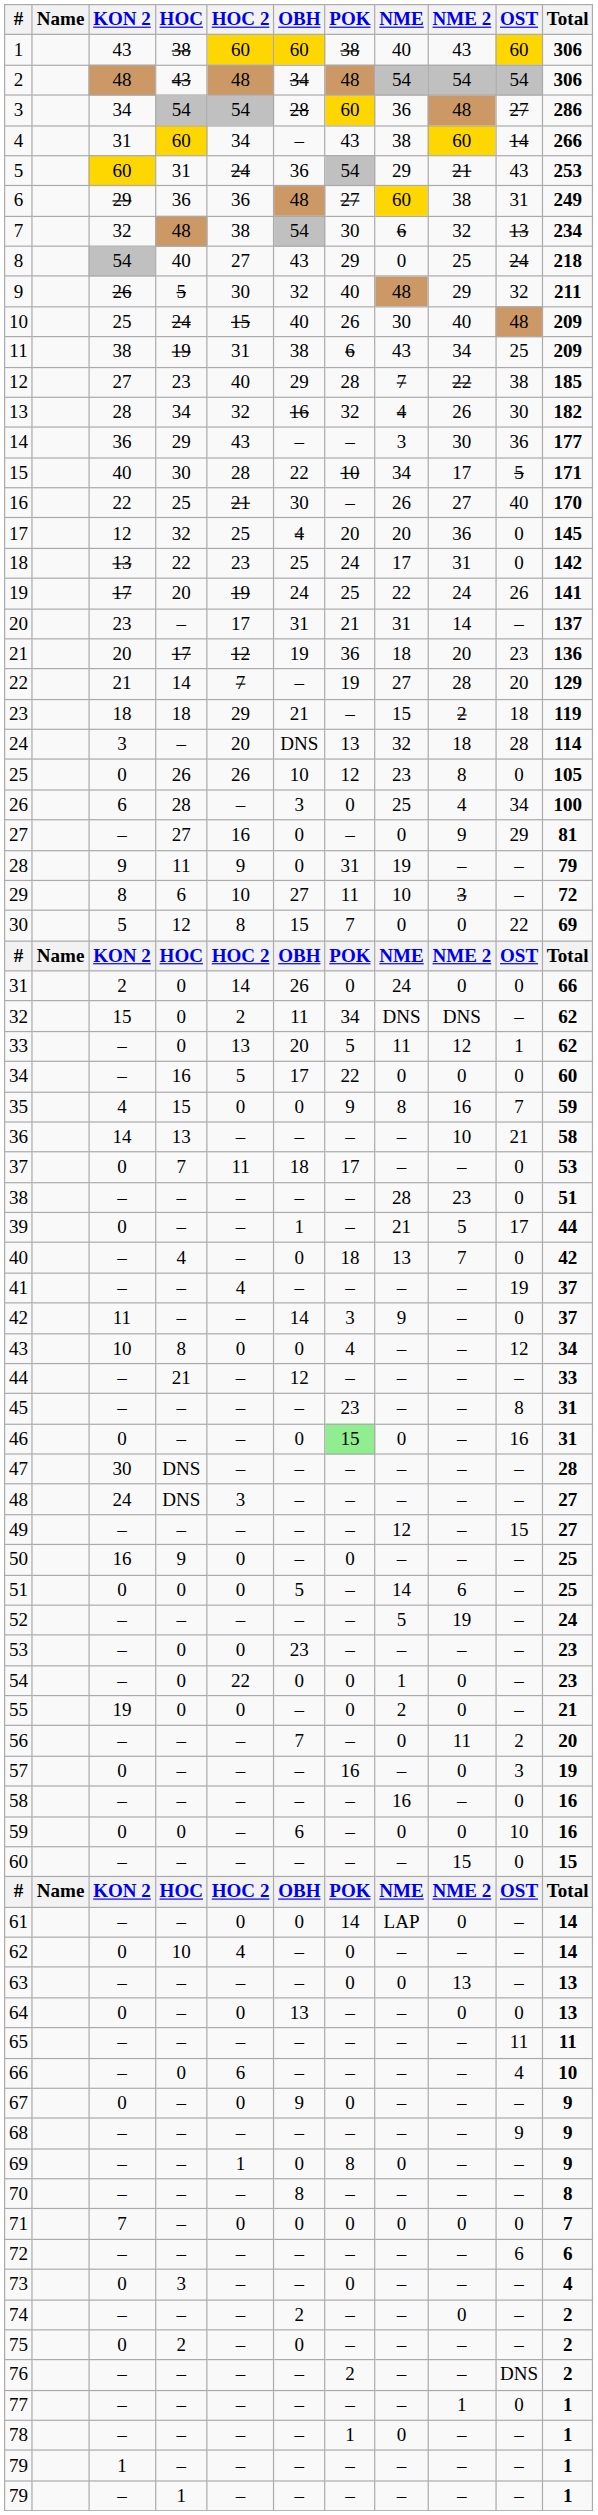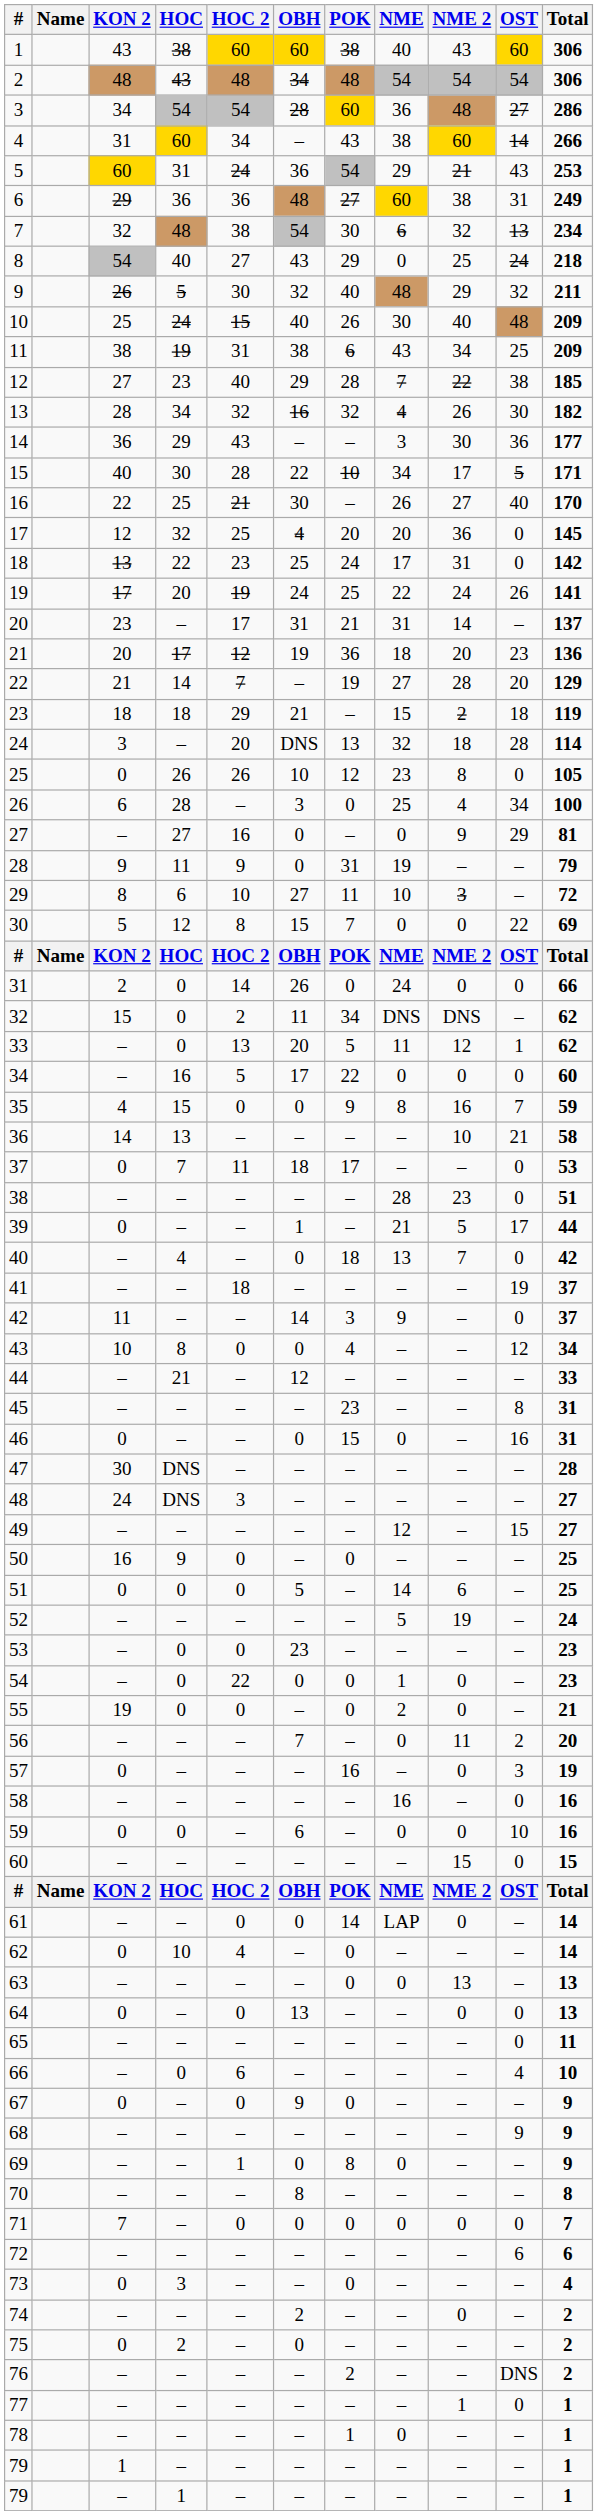(241, 1287) 4 -> (241, 1287) 18
(350, 1438) lightgreen background -> (350, 1438) no background
(519, 2042) 11 -> (519, 2042) 0
